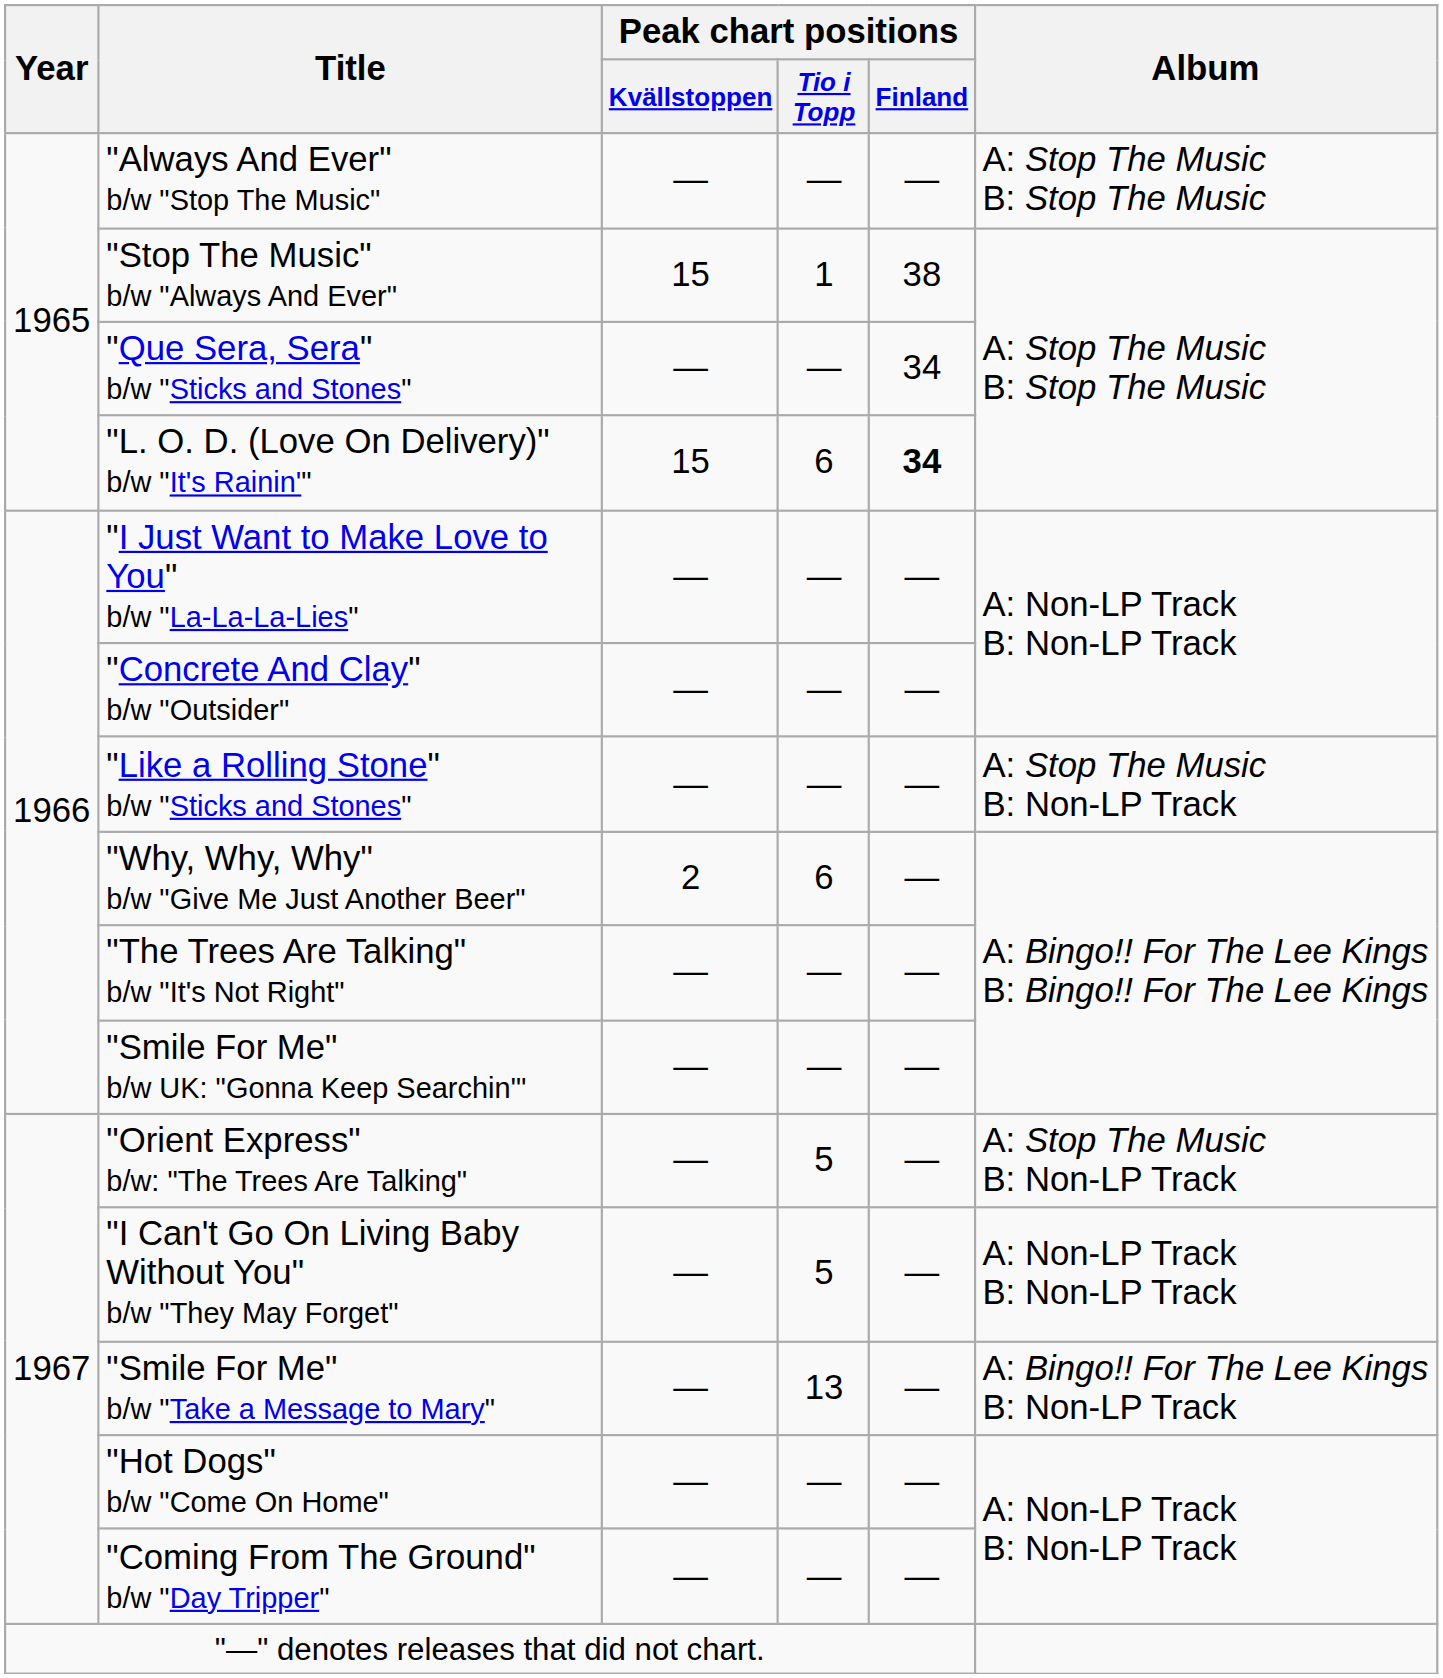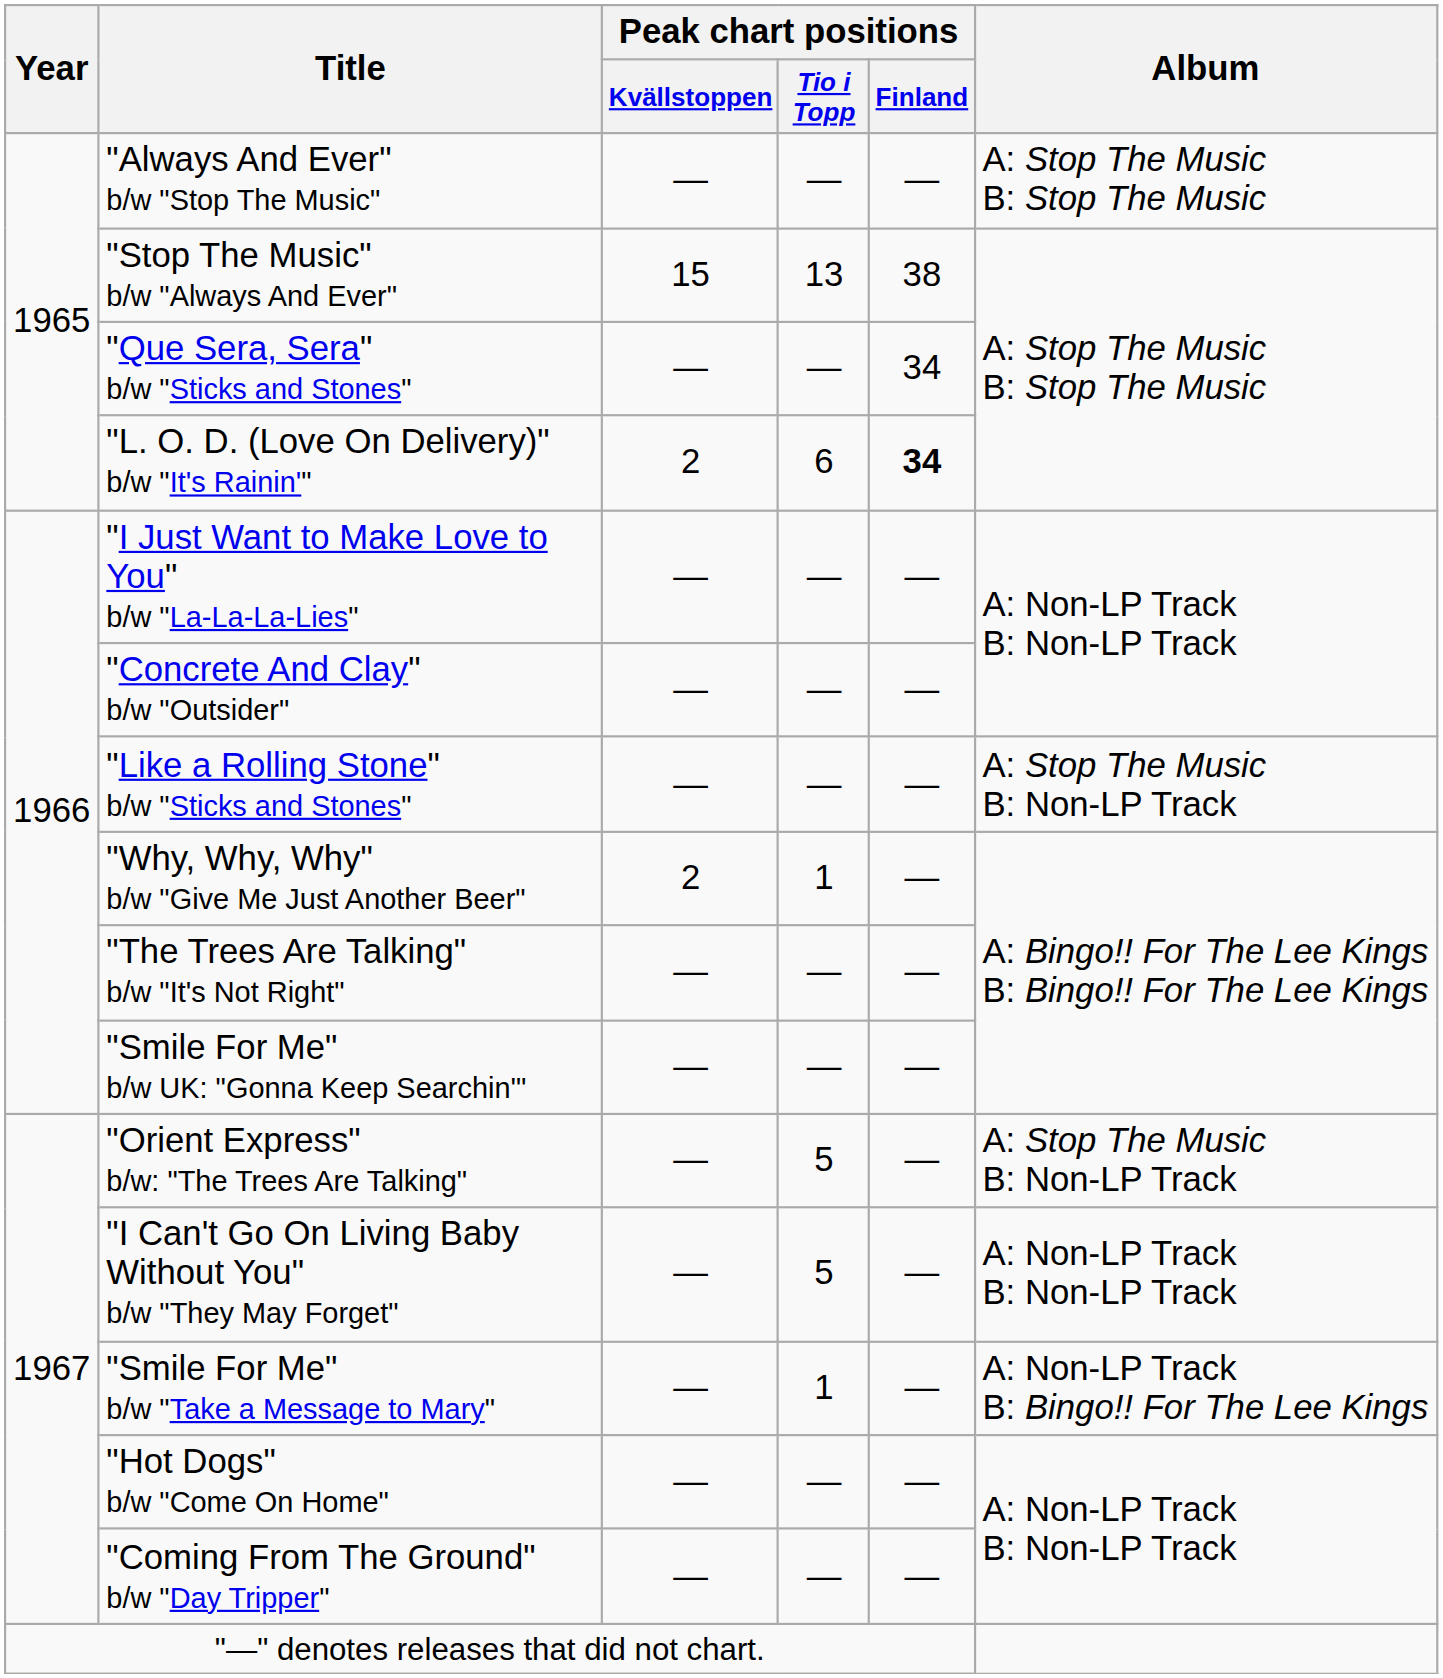(824, 274) 1 -> (824, 274) 13
(691, 462) 15 -> (691, 462) 2
(824, 877) 6 -> (824, 877) 1
(824, 1387) 13 -> (824, 1387) 1
(1205, 1387) A: Bingo!! For The Lee Kings B: Non-LP Track -> (1205, 1387) A: Non-LP Track B: Bingo!! For The Lee Kings
